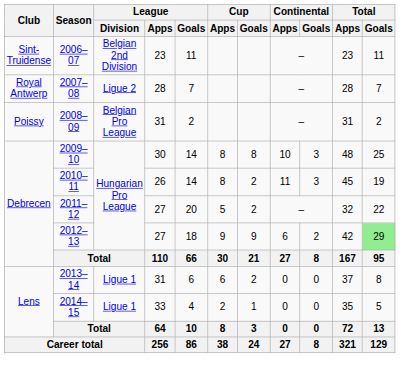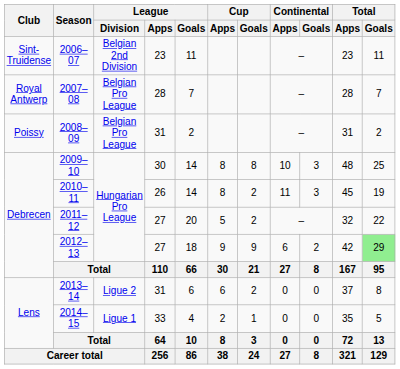(119, 88) Ligue 2 -> (119, 94) Belgian Pro League
(119, 280) Ligue 1 -> (119, 291) Ligue 2
